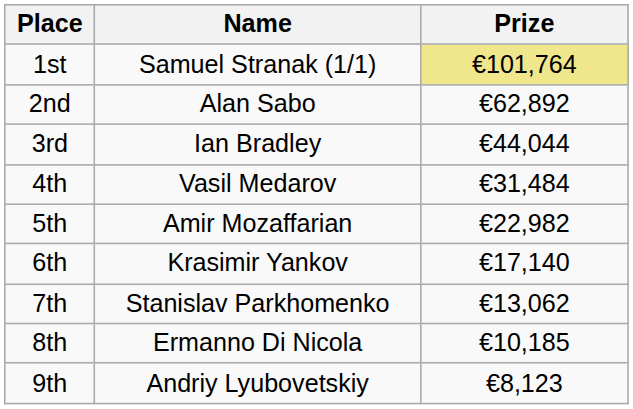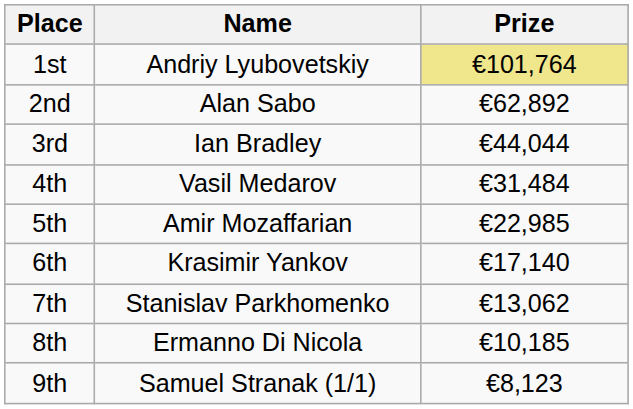(258, 64) Samuel Stranak (1/1) -> (258, 64) Andriy Lyubovetskiy
(524, 223) €22,982 -> (524, 223) €22,985
(258, 382) Andriy Lyubovetskiy -> (258, 382) Samuel Stranak (1/1)
